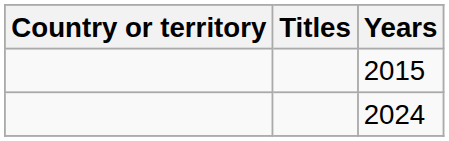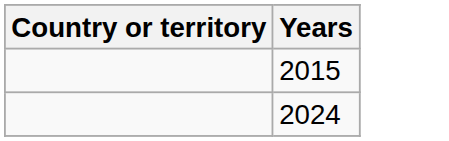- column: (315, 27)
